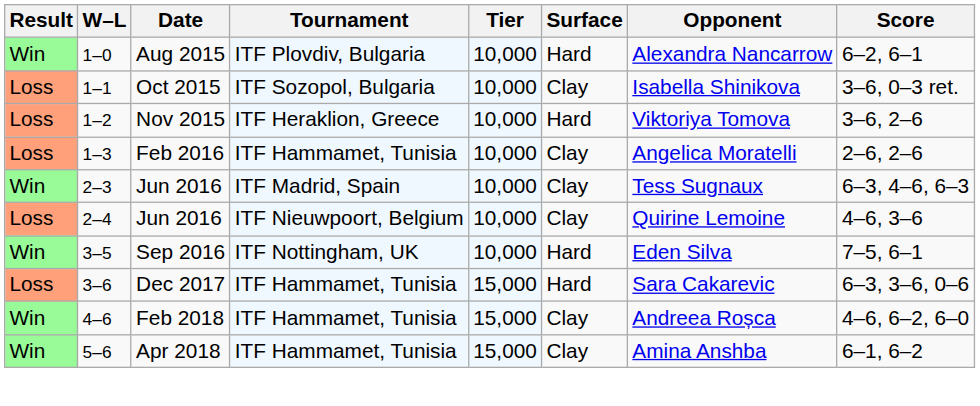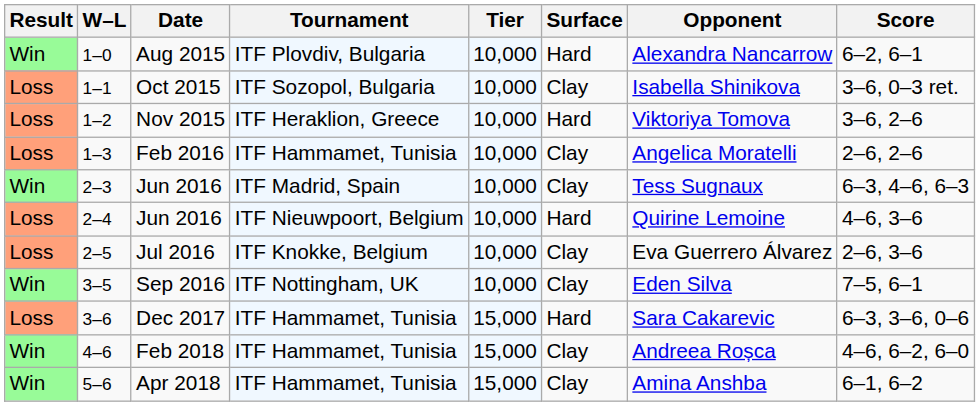(567, 218) Clay -> (569, 218) Hard
+ row: (97, 253)
(569, 251) Hard -> (567, 284) Clay
